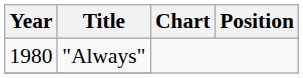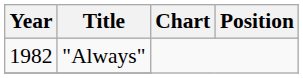(31, 55) 1980 -> (31, 55) 1982
